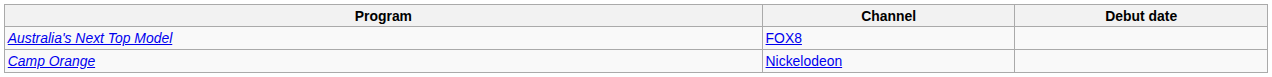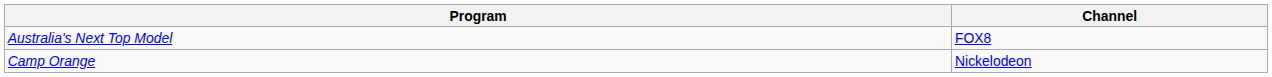- column: (1141, 16)
